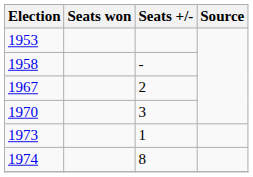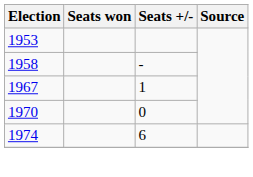(142, 87) 2 -> (142, 87) 1
(142, 111) 3 -> (142, 111) 0
- row: (23, 135)
(142, 159) 8 -> (142, 135) 6
